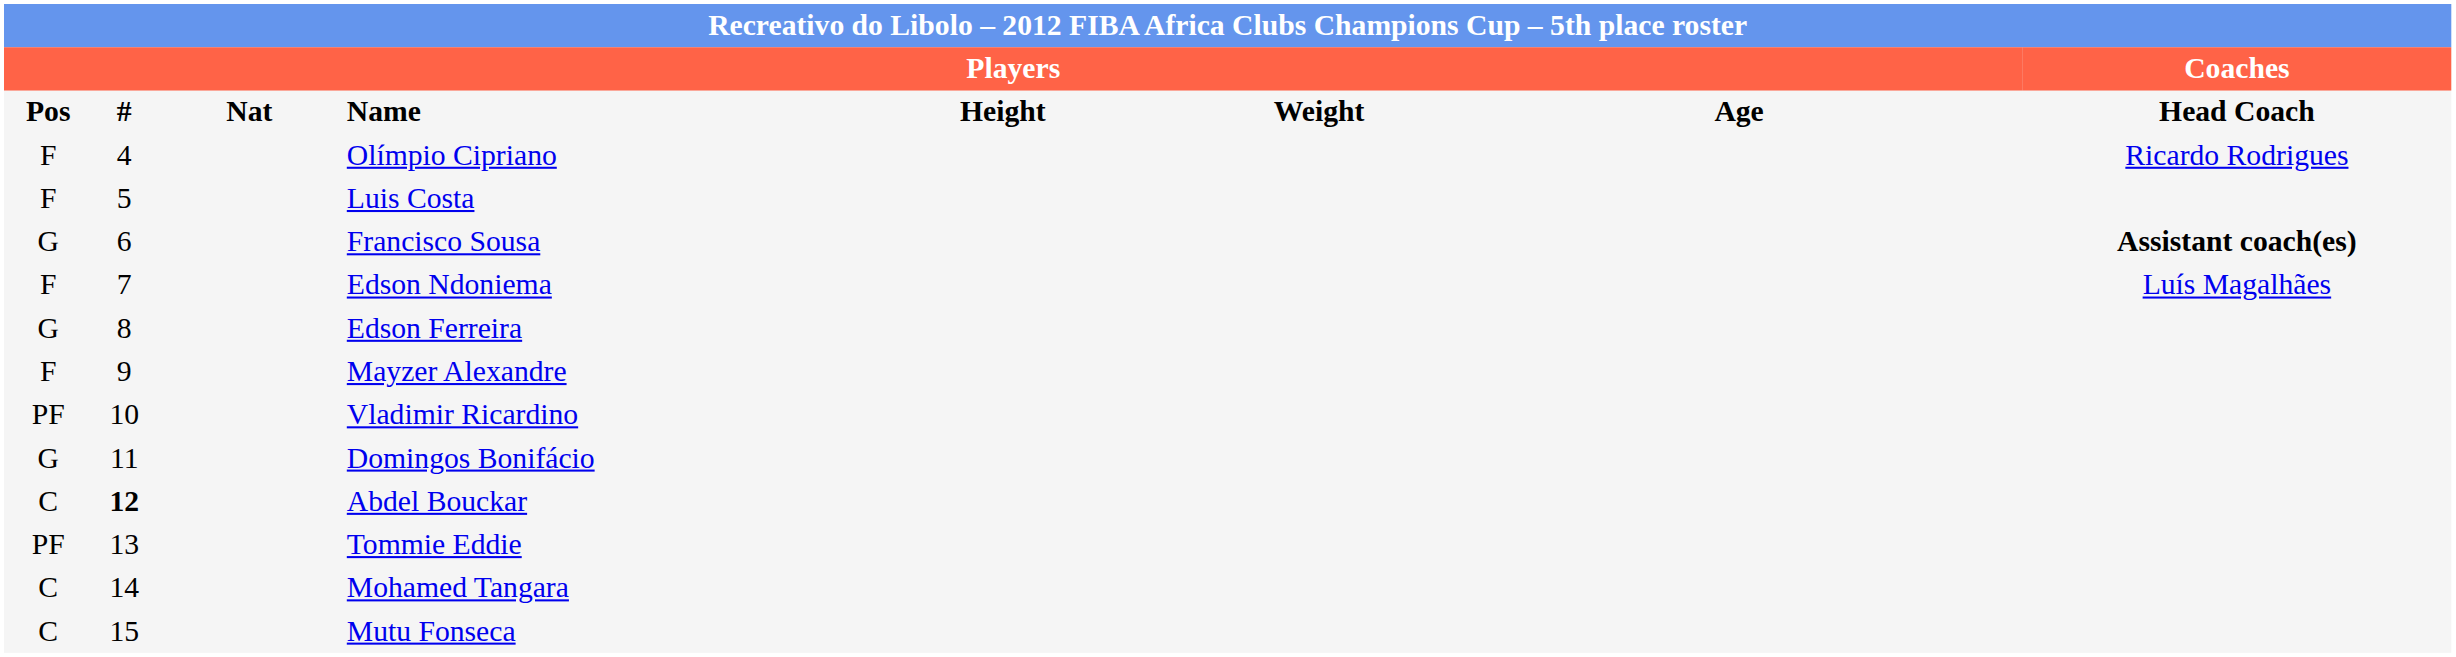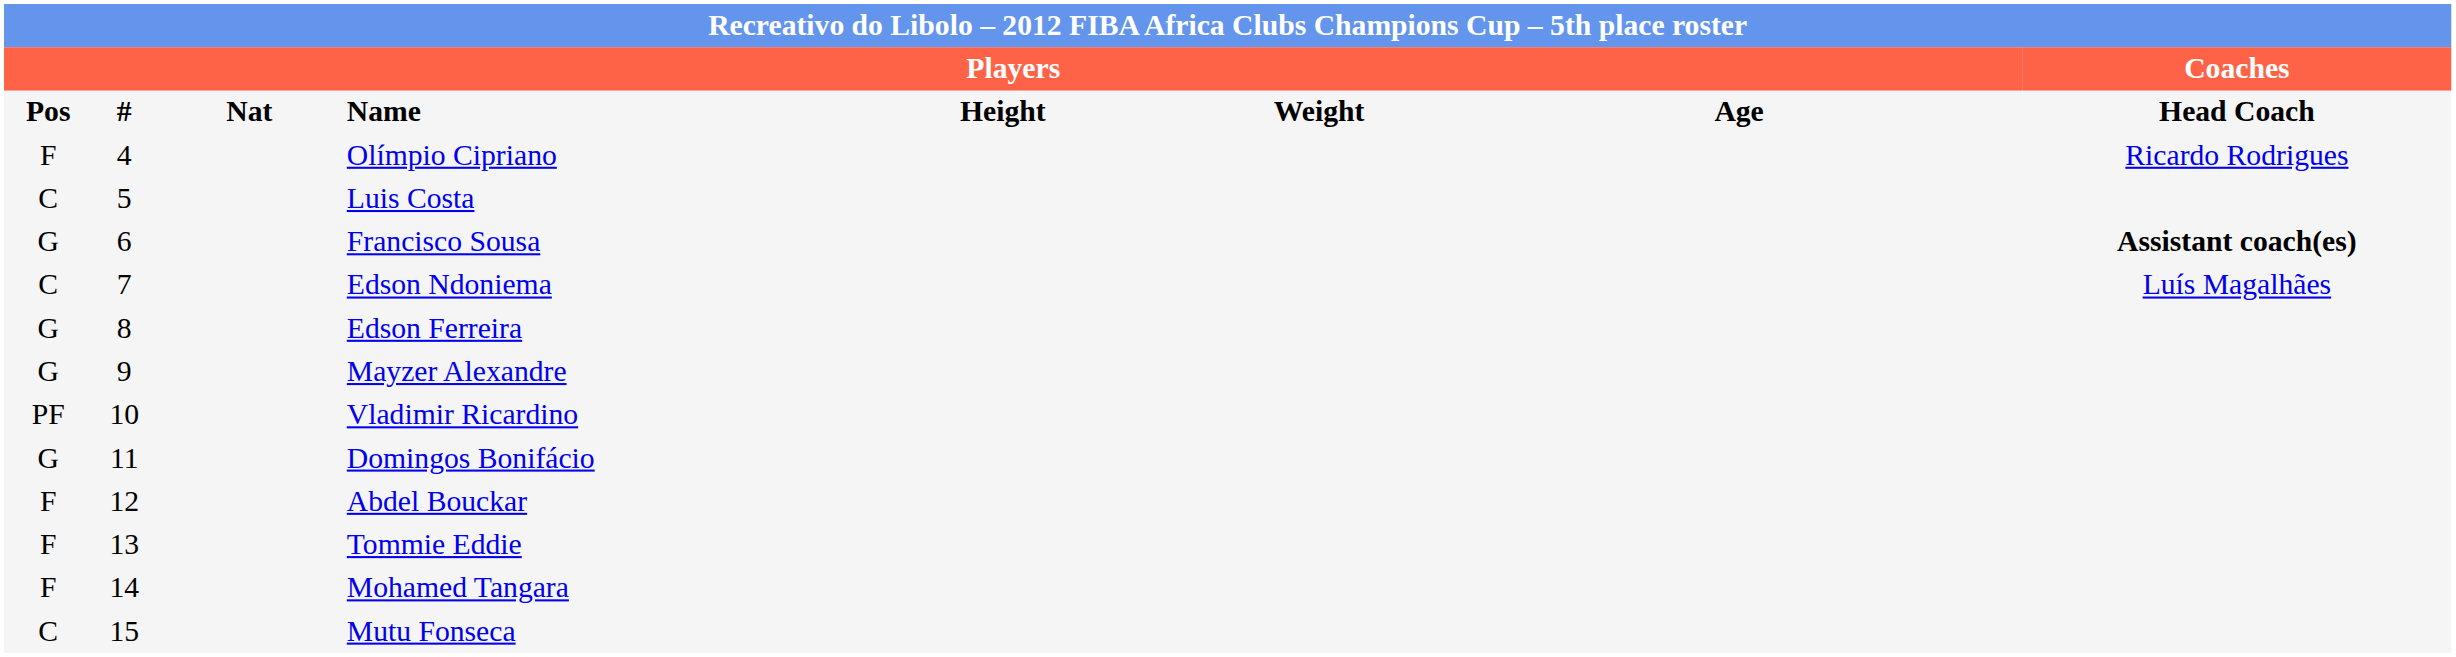(48, 198) F -> (48, 198) C
(48, 284) F -> (48, 284) C
(48, 371) F -> (48, 371) G
(48, 500) C -> (48, 500) F
(124, 500) bold -> (124, 500) normal
(48, 544) PF -> (48, 544) F
(48, 587) C -> (48, 587) F
